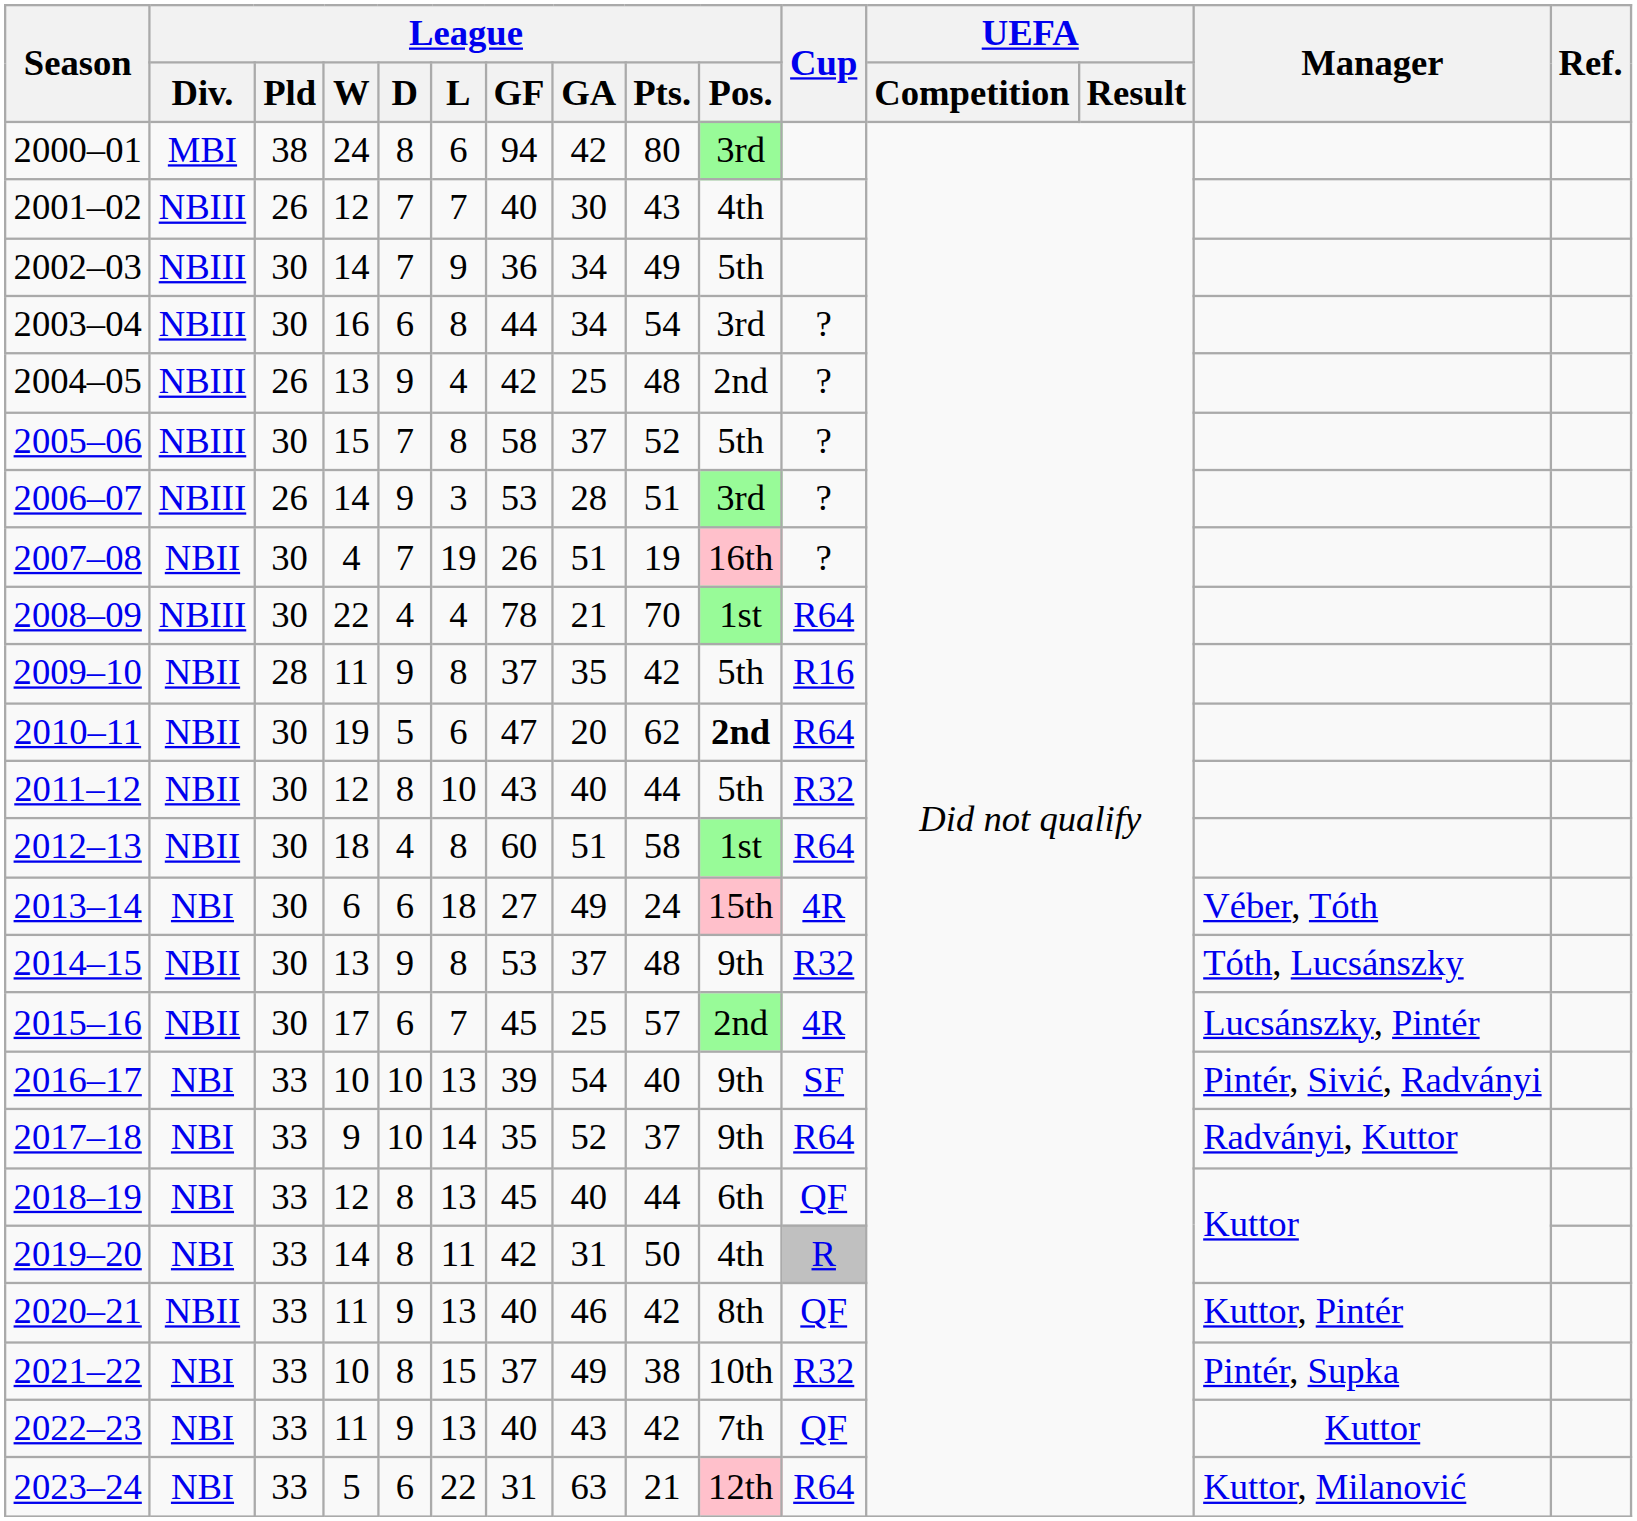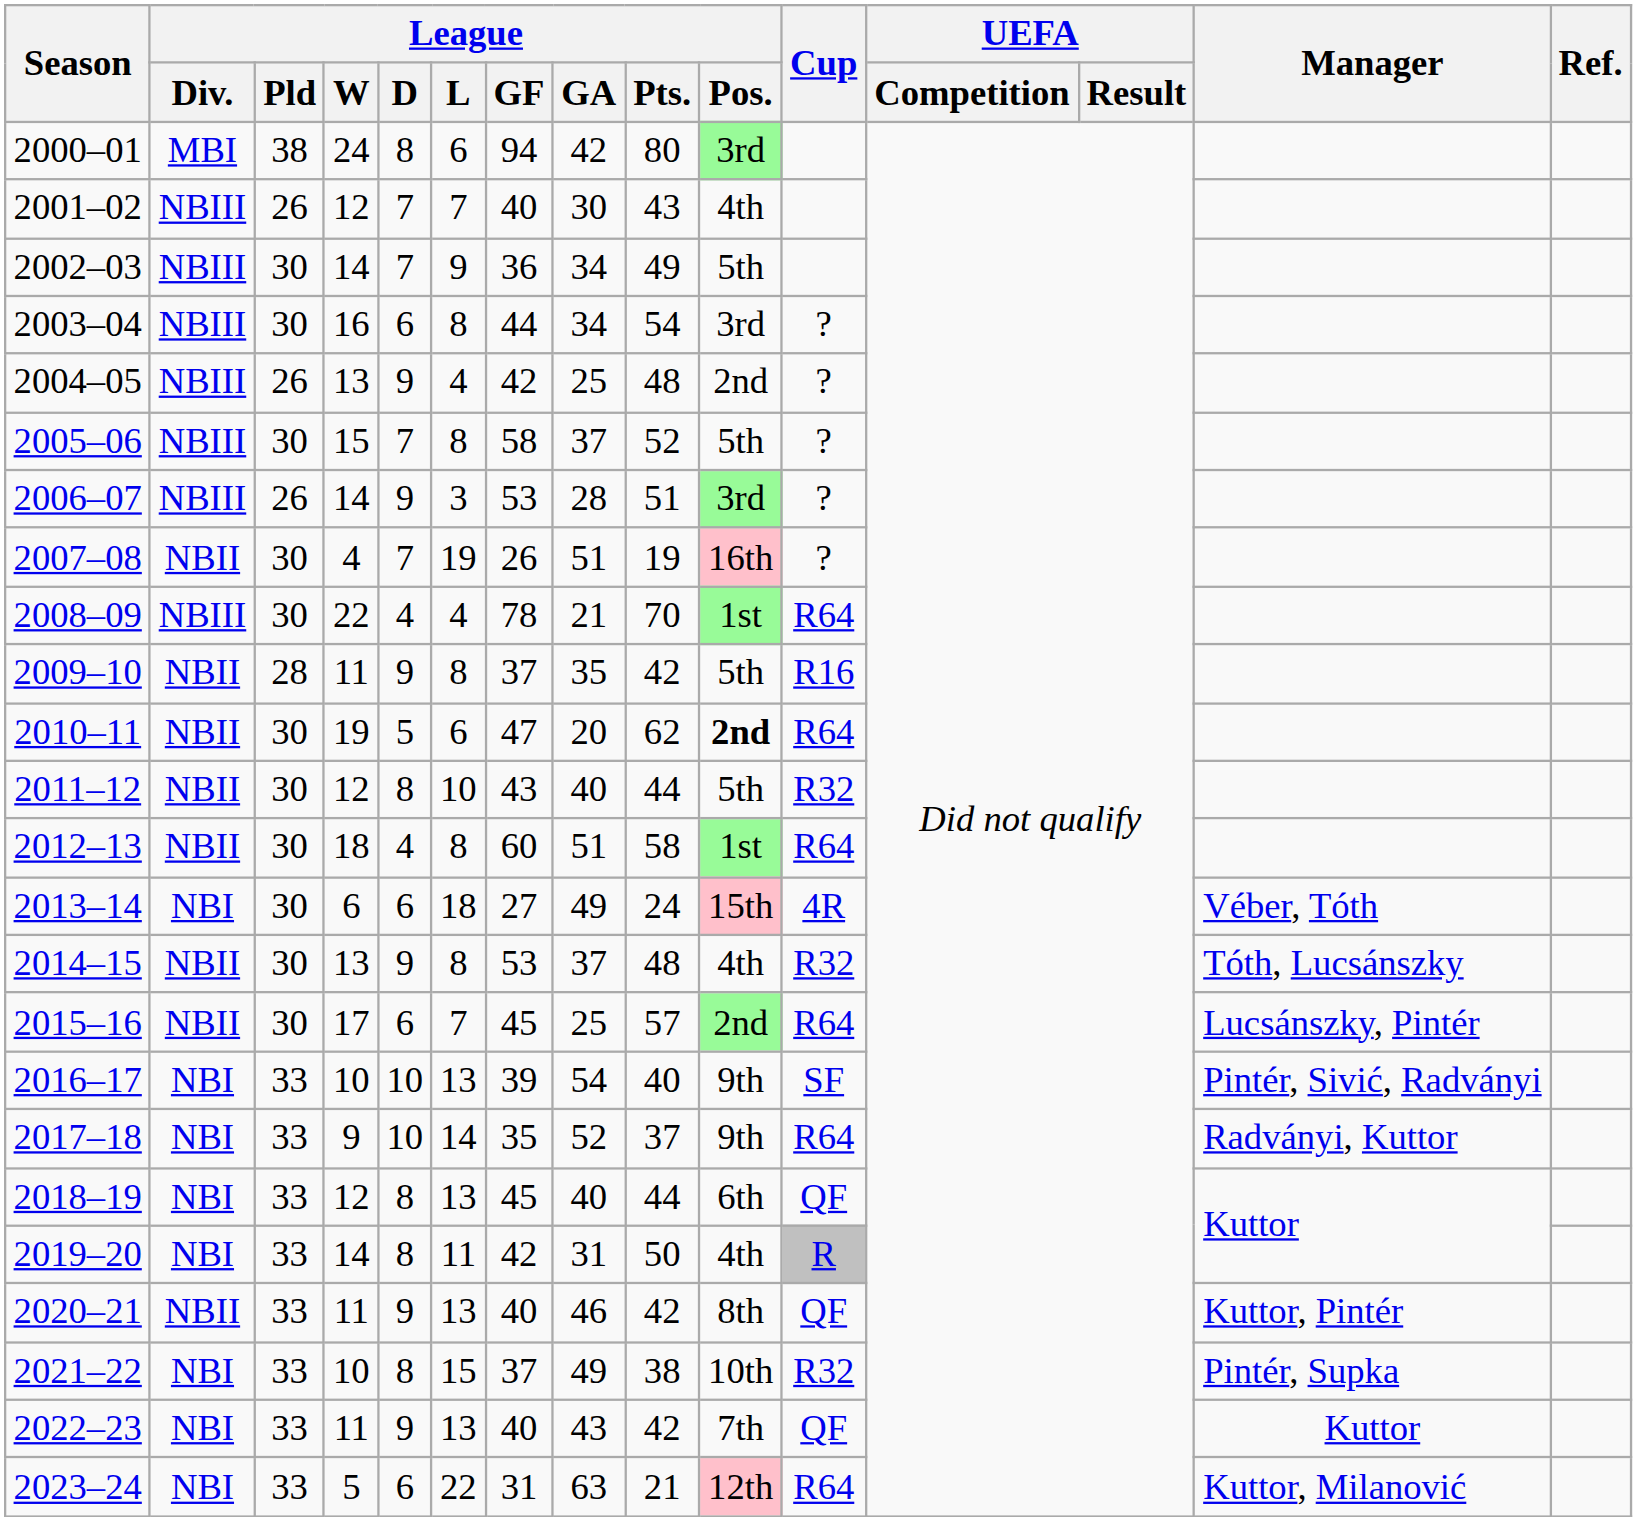(741, 963) 9th -> (741, 963) 4th
(824, 1021) 4R -> (824, 1021) R64
